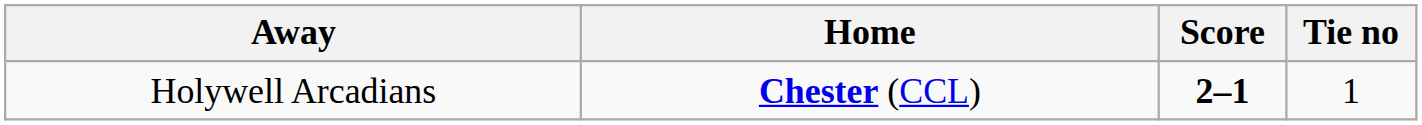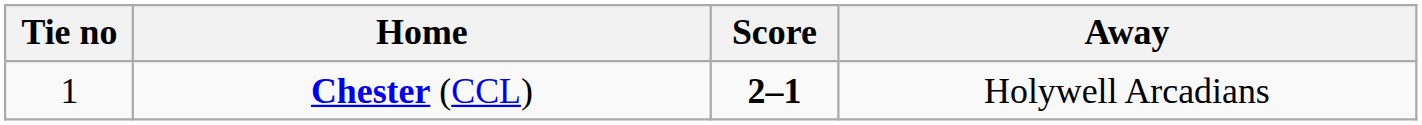columns swapped: (1351, 32) <-> (293, 32)
